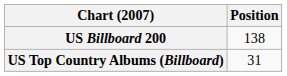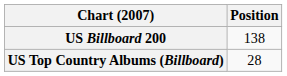(254, 60) 31 -> (254, 60) 28
